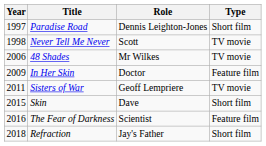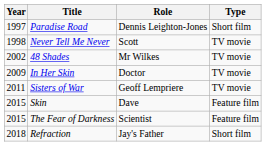(16, 57) 2006 -> (16, 57) 2002
(235, 73) Feature film -> (231, 73) TV movie
(231, 103) Short film -> (235, 103) Feature film
(16, 118) 2016 -> (16, 118) 2015
